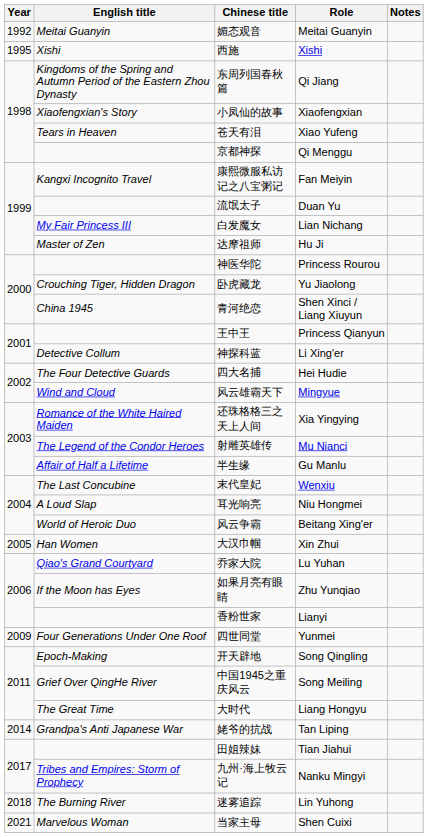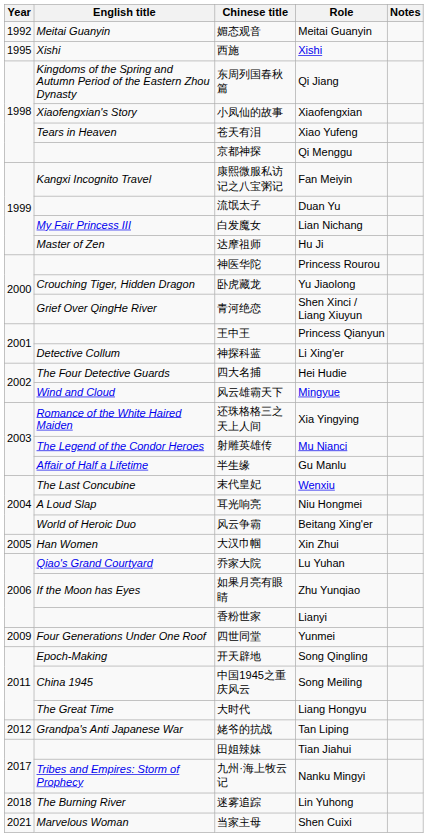(65, 309) China 1945 -> (97, 309) Grief Over QingHe River
(97, 683) Grief Over QingHe River -> (65, 683) China 1945
(19, 729) 2014 -> (19, 729) 2012
